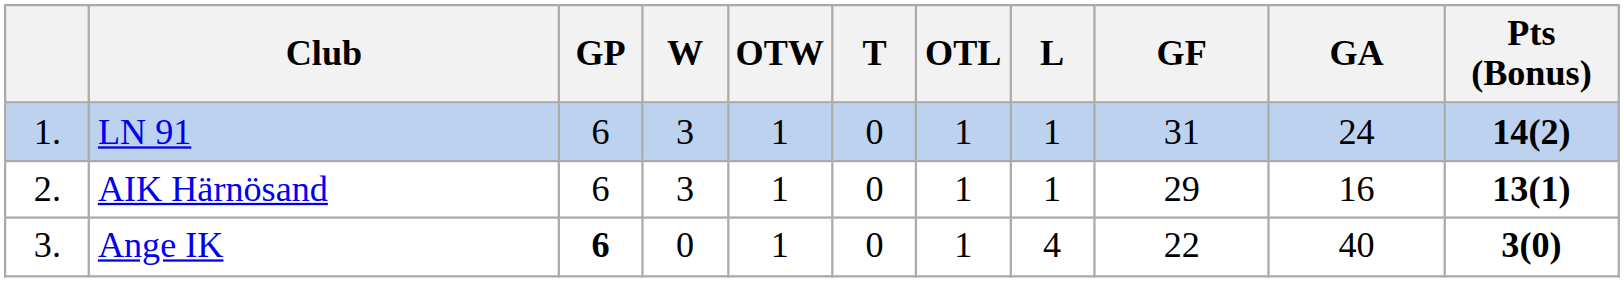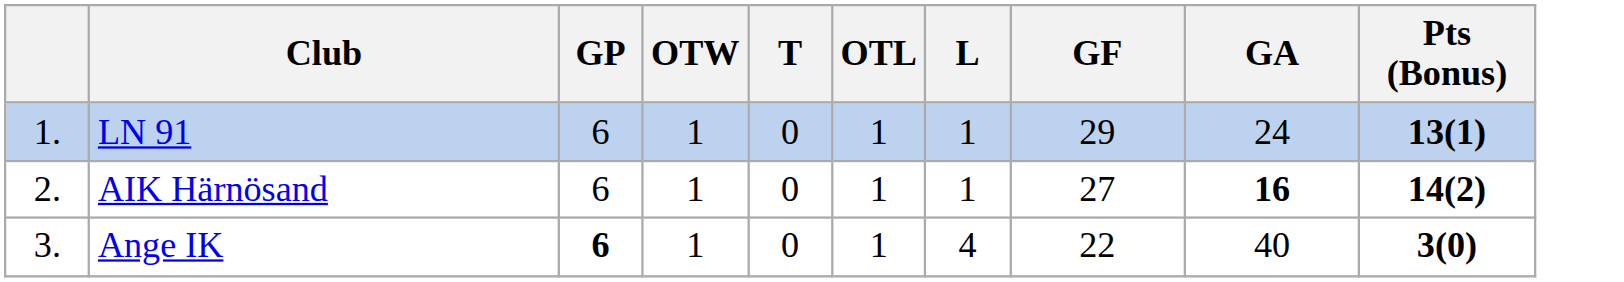- column: (685, 53)
(1182, 131) 31 -> (1097, 131) 29
(1531, 131) 14(2) -> (1447, 131) 13(1)
(1182, 188) 29 -> (1097, 188) 27
(1357, 188) normal -> (1272, 188) bold
(1531, 188) 13(1) -> (1447, 188) 14(2)
